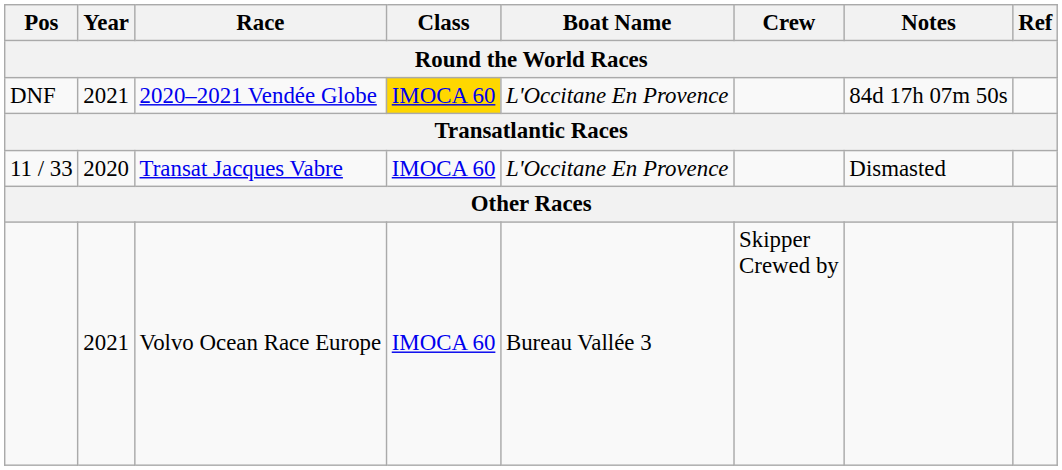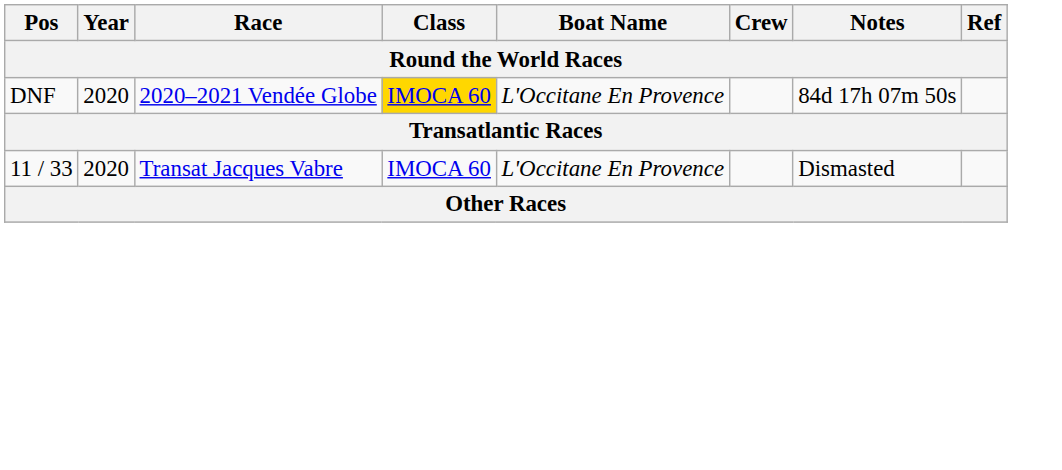(106, 95) 2021 -> (106, 95) 2020
- row: (260, 343)
